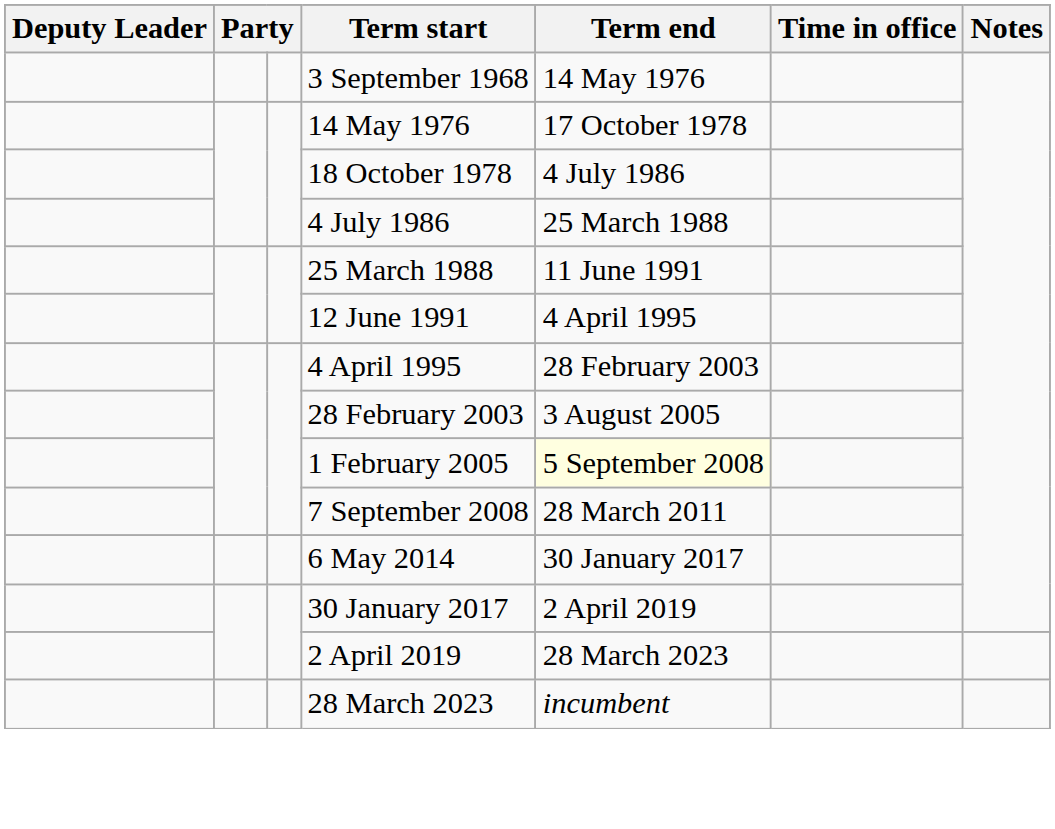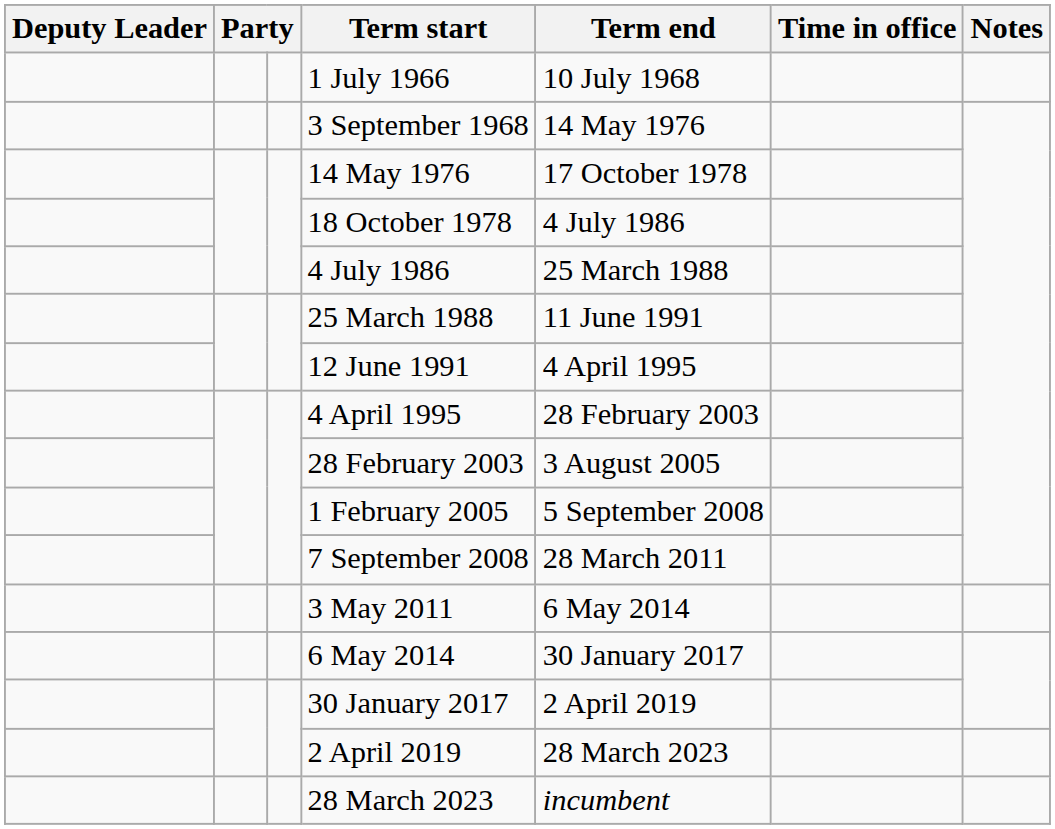+ row: (379, 76)
(653, 462) lightyellow background -> (653, 510) no background
+ row: (381, 607)
